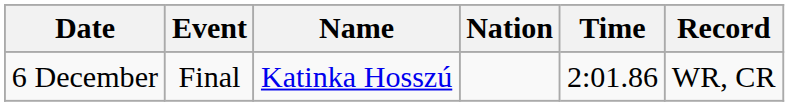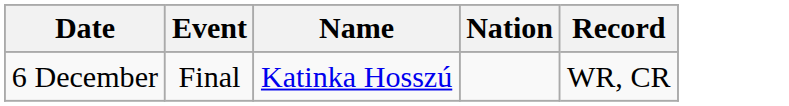- column: (612, 28)
